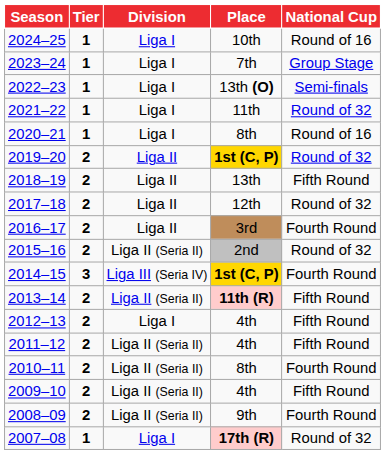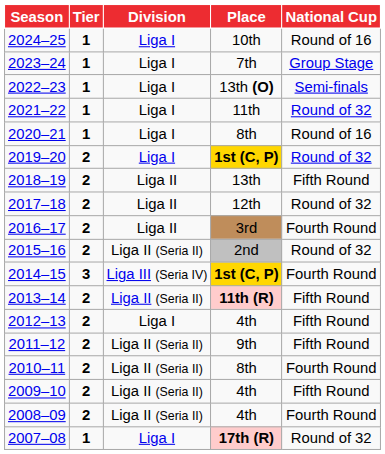(157, 157) Liga II -> (157, 157) Liga I
(246, 345) 4th -> (246, 345) 9th
(246, 415) 9th -> (246, 415) 4th
